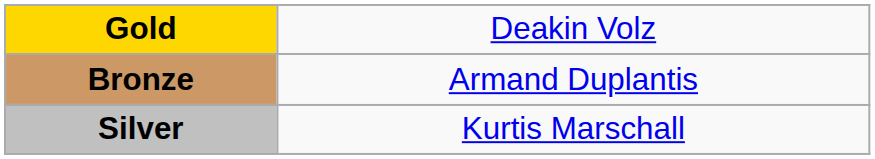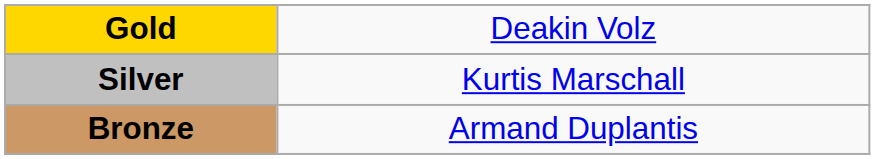rows swapped: (141, 128) <-> (141, 79)
